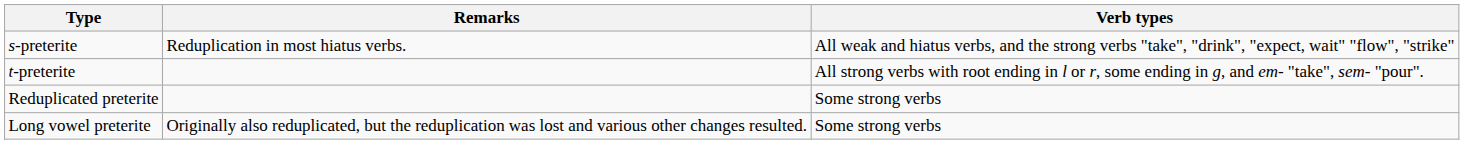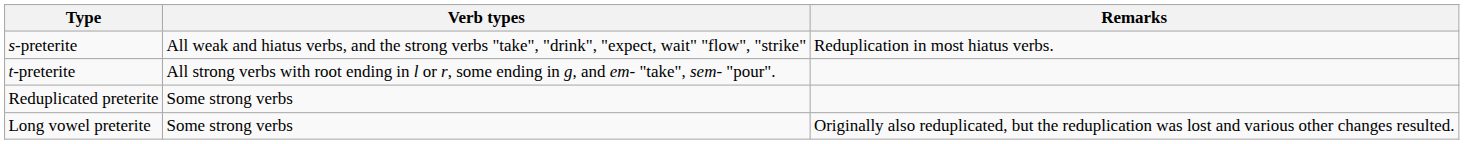columns swapped: (1135, 17) <-> (487, 17)
